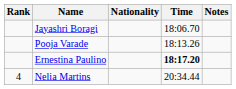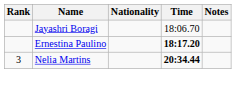- row: (61, 44)
(18, 76) 4 -> (18, 60) 3
(182, 76) normal -> (182, 60) bold
